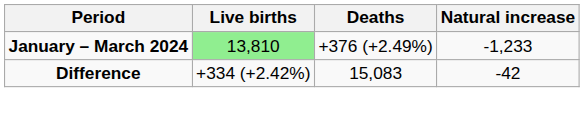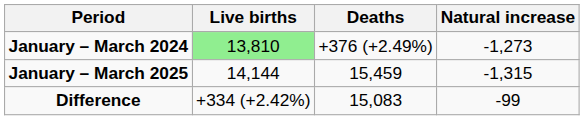(508, 45) -1,233 -> (508, 45) -1,273
+ row: (98, 73)
(508, 73) -42 -> (508, 100) -99
